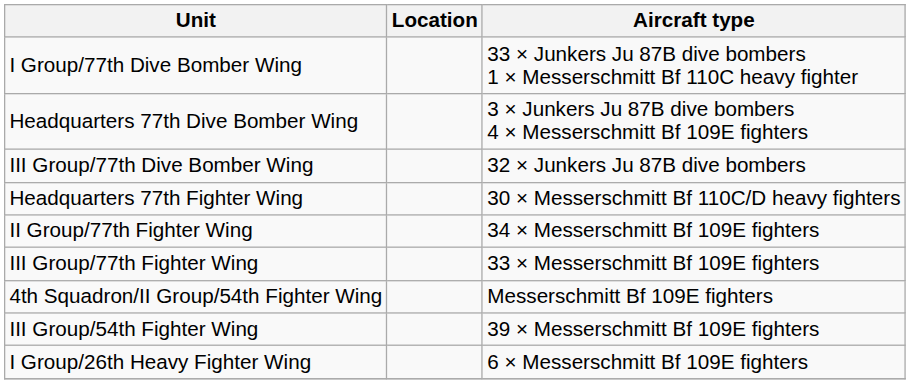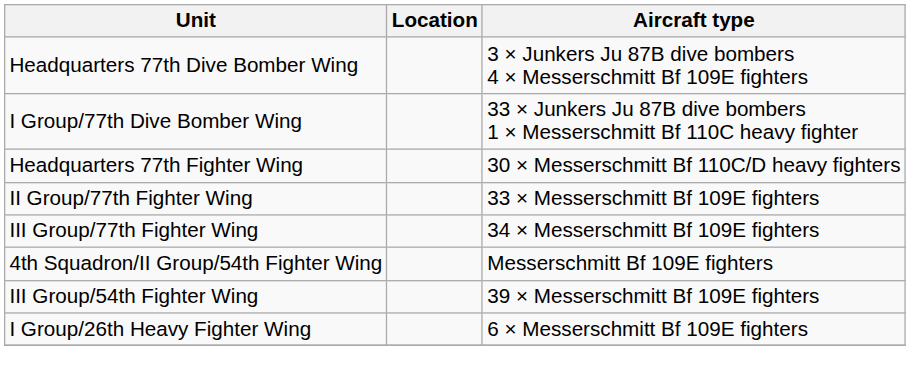rows swapped: (184, 121) <-> (156, 65)
- row: (161, 165)
(653, 230) 34 × Messerschmitt Bf 109E fighters -> (653, 198) 33 × Messerschmitt Bf 109E fighters
(653, 263) 33 × Messerschmitt Bf 109E fighters -> (653, 230) 34 × Messerschmitt Bf 109E fighters
